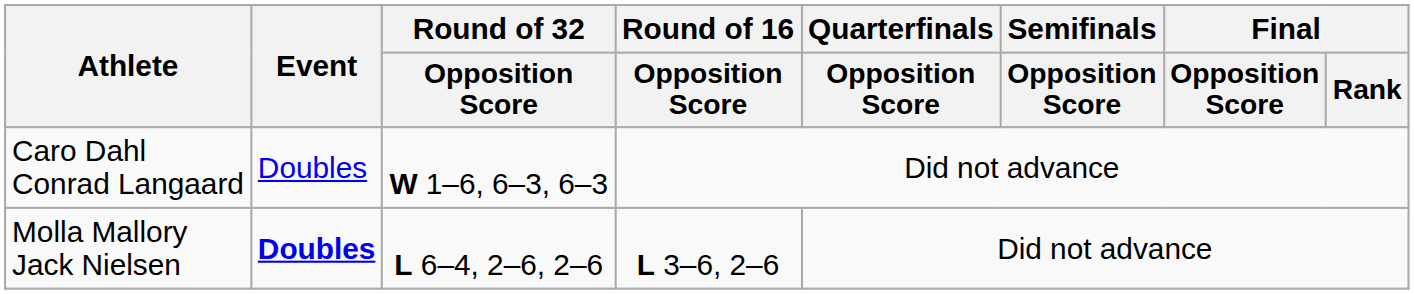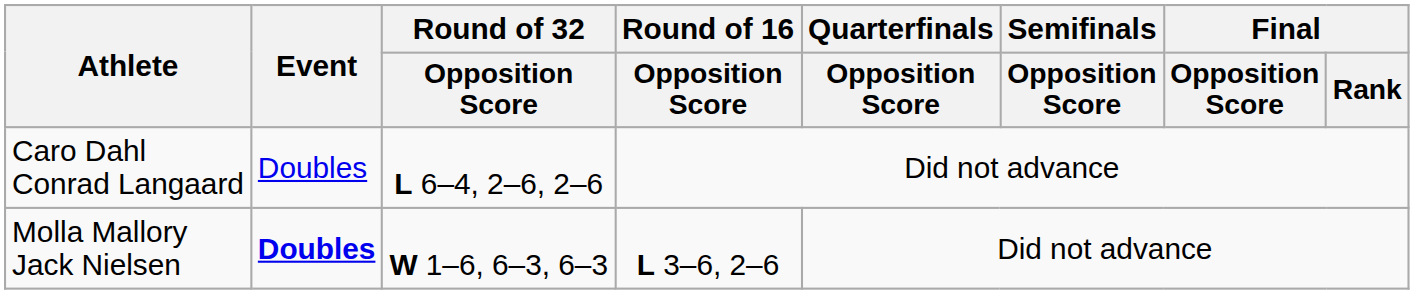(499, 185) W 1–6, 6–3, 6–3 -> (499, 185) L 6–4, 2–6, 2–6
(499, 265) L 6–4, 2–6, 2–6 -> (499, 265) W 1–6, 6–3, 6–3
